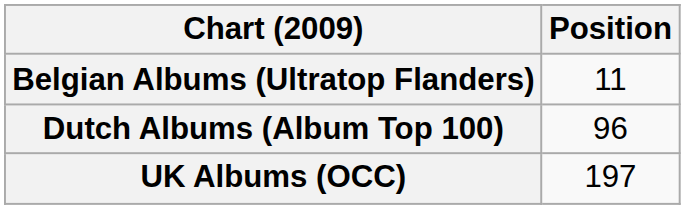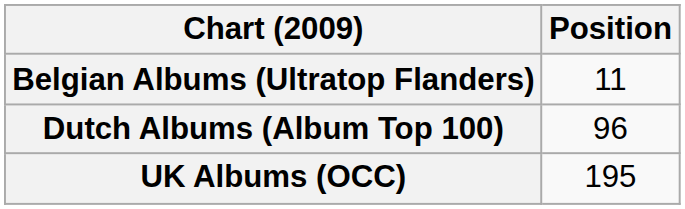(610, 177) 197 -> (610, 177) 195
